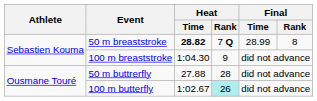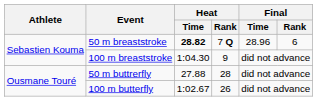(258, 43) 28.99 -> (258, 43) 28.96
(295, 43) 8 -> (295, 43) 6
(225, 89) paleturquoise background -> (225, 89) no background
